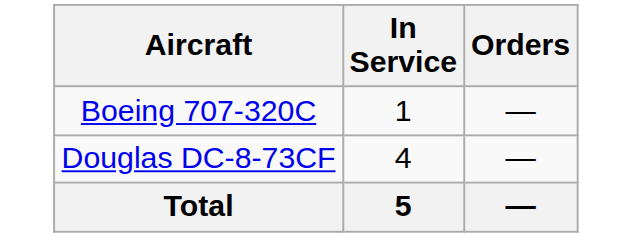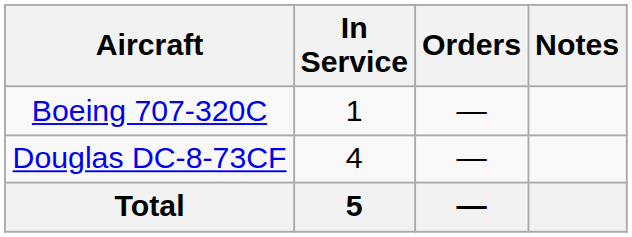+ column: (577, 45)
